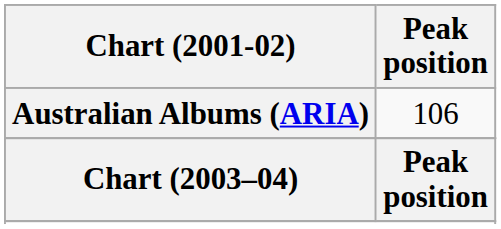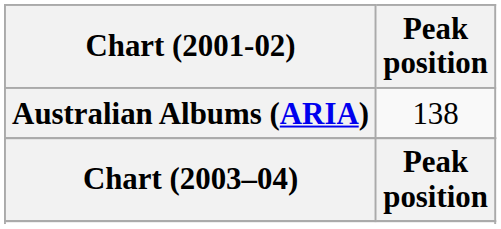(436, 112) 106 -> (436, 112) 138
